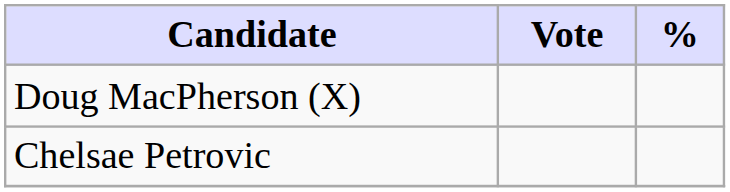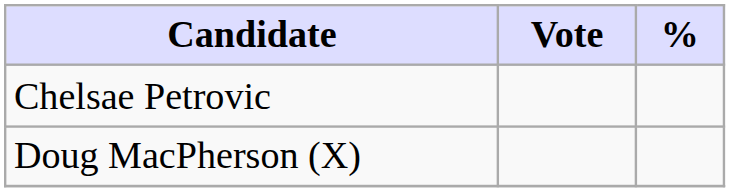rows swapped: (187, 95) <-> (142, 155)
